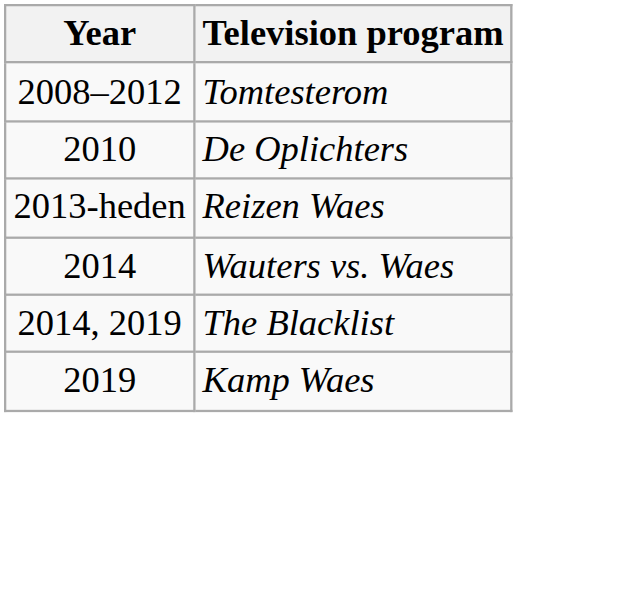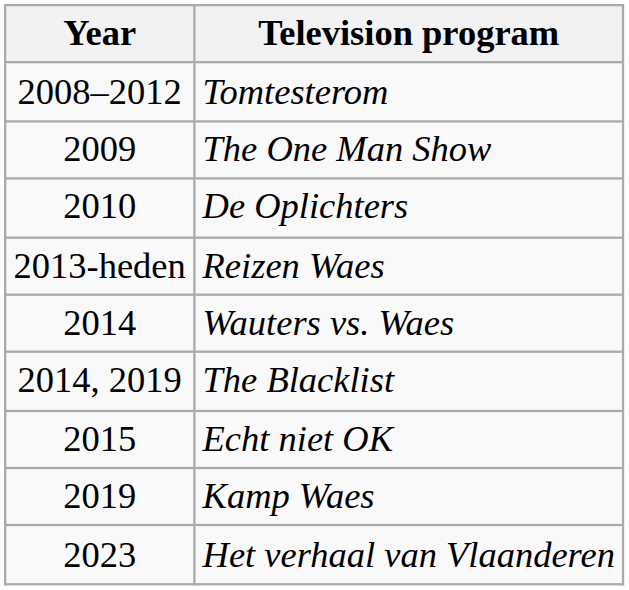+ row: (347, 149)
+ row: (298, 438)
+ row: (409, 554)
